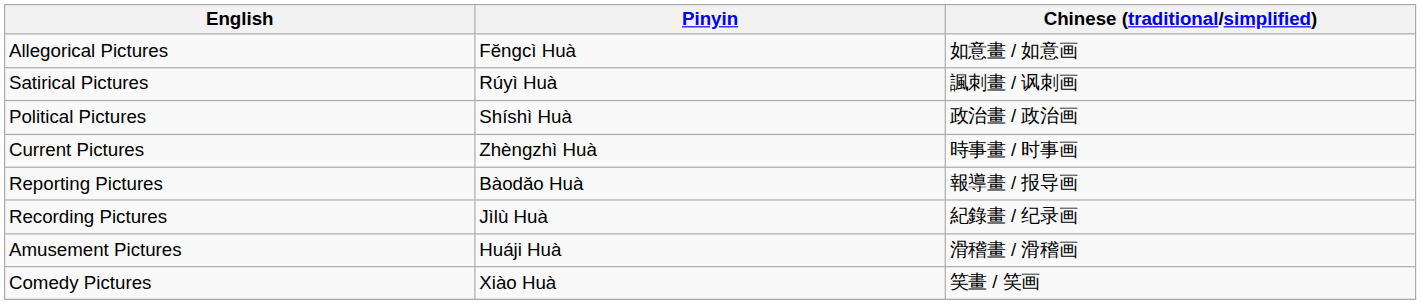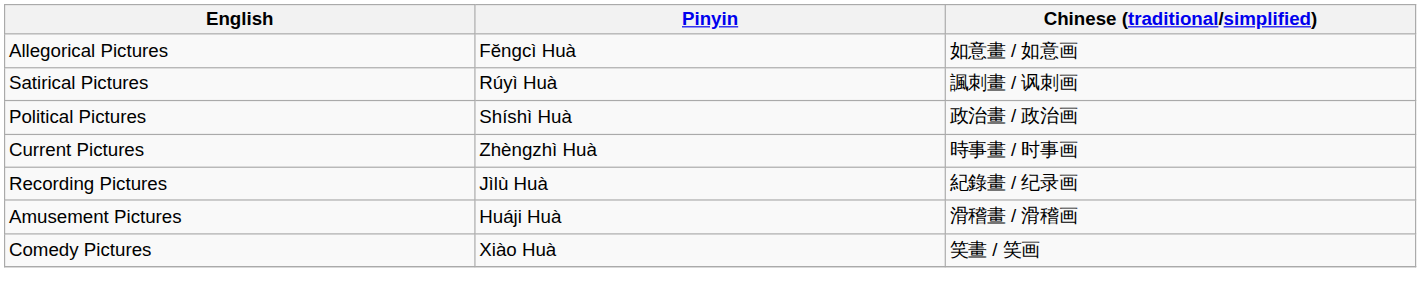- row: (86, 183)
